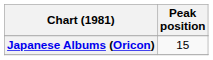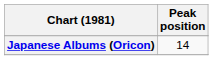(183, 45) 15 -> (183, 45) 14
